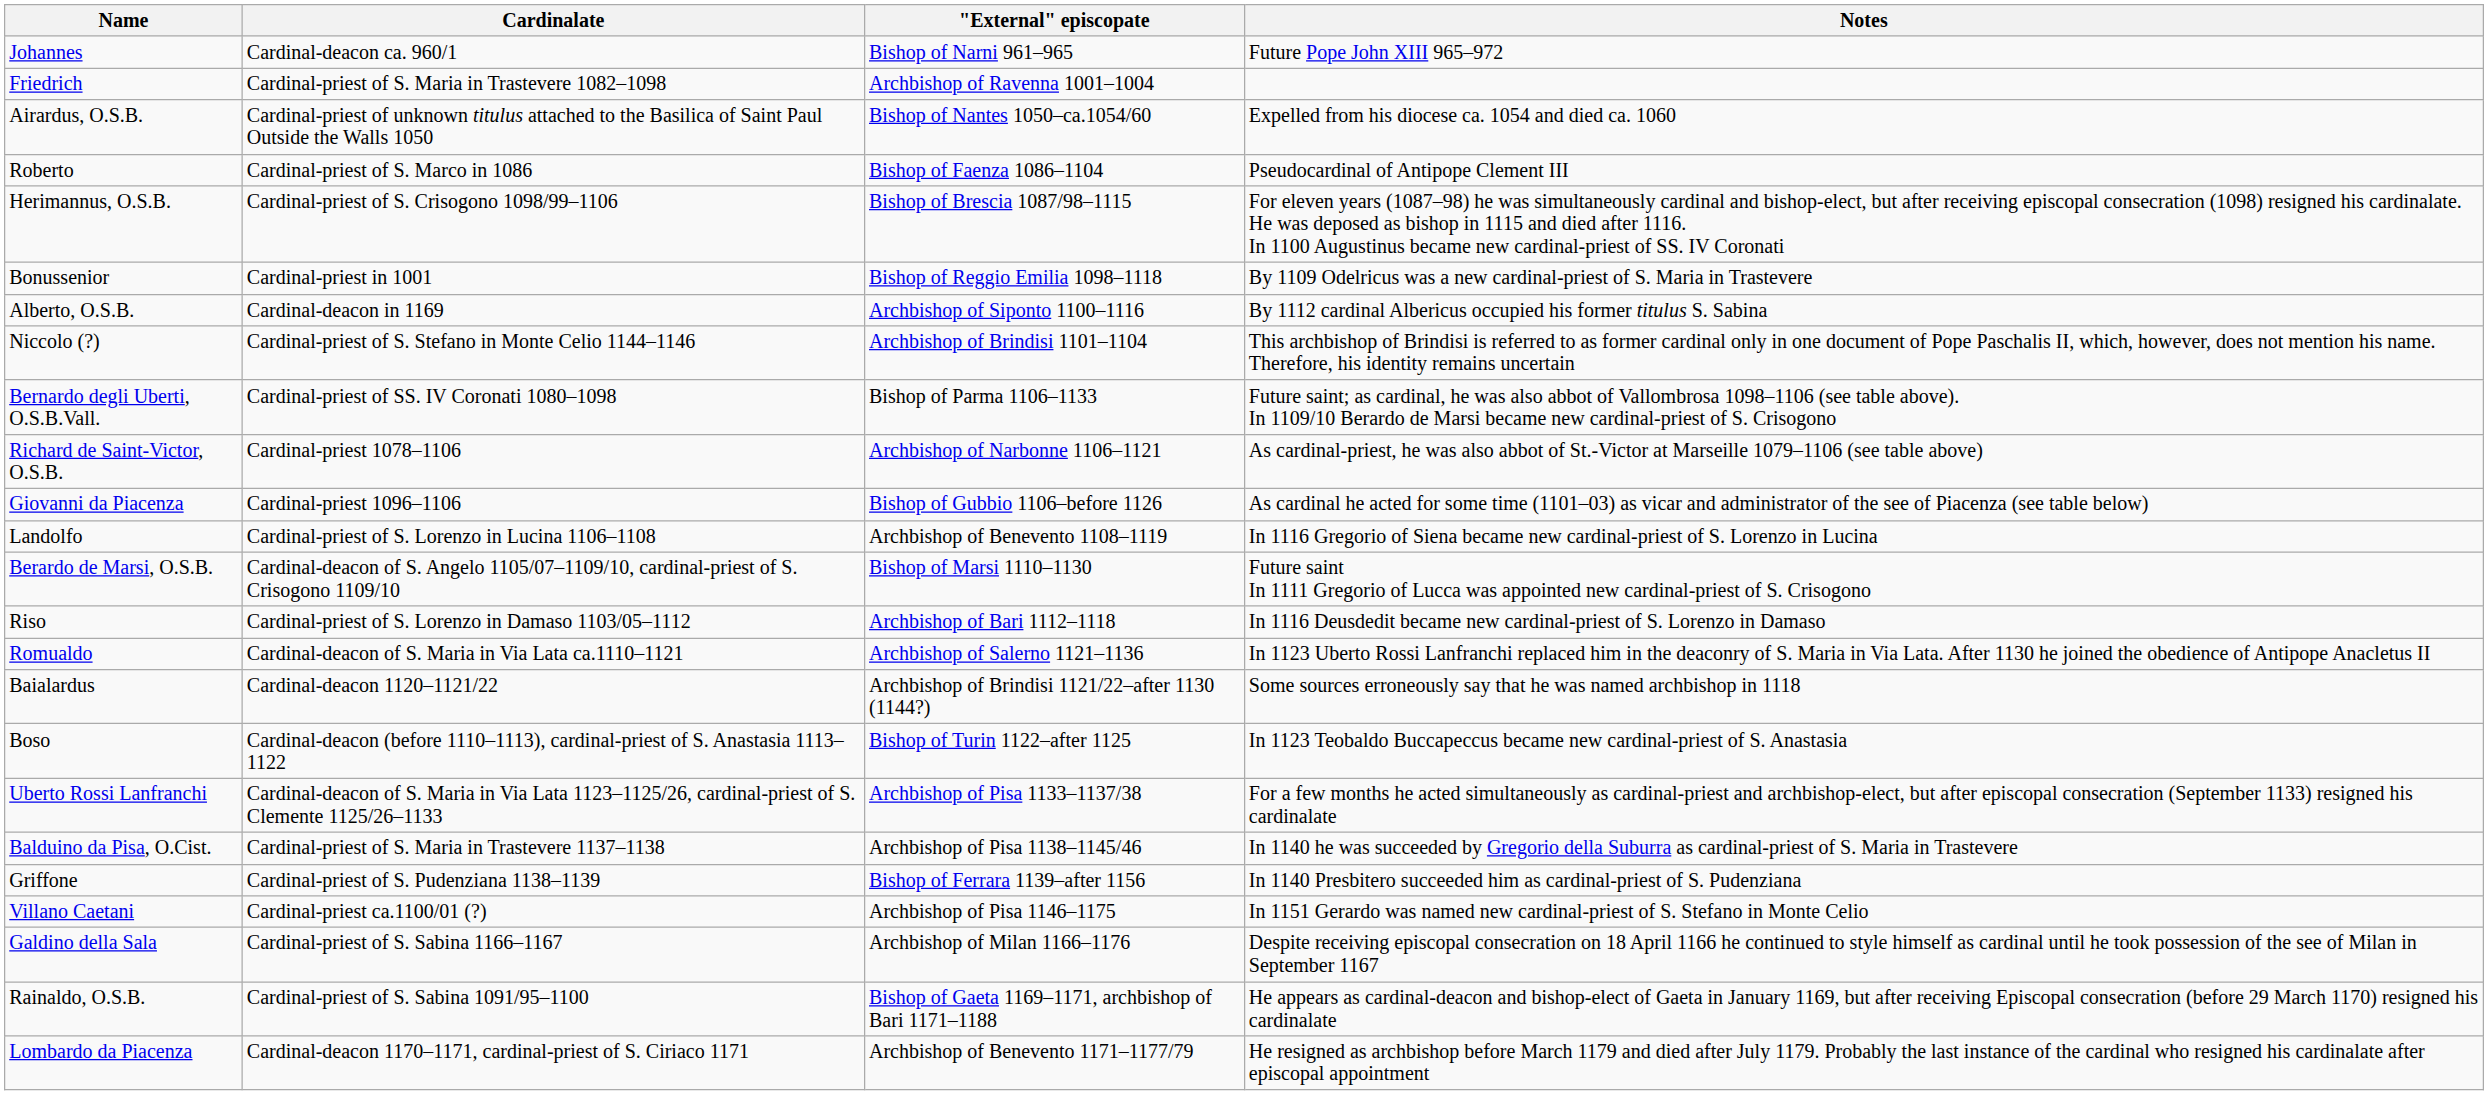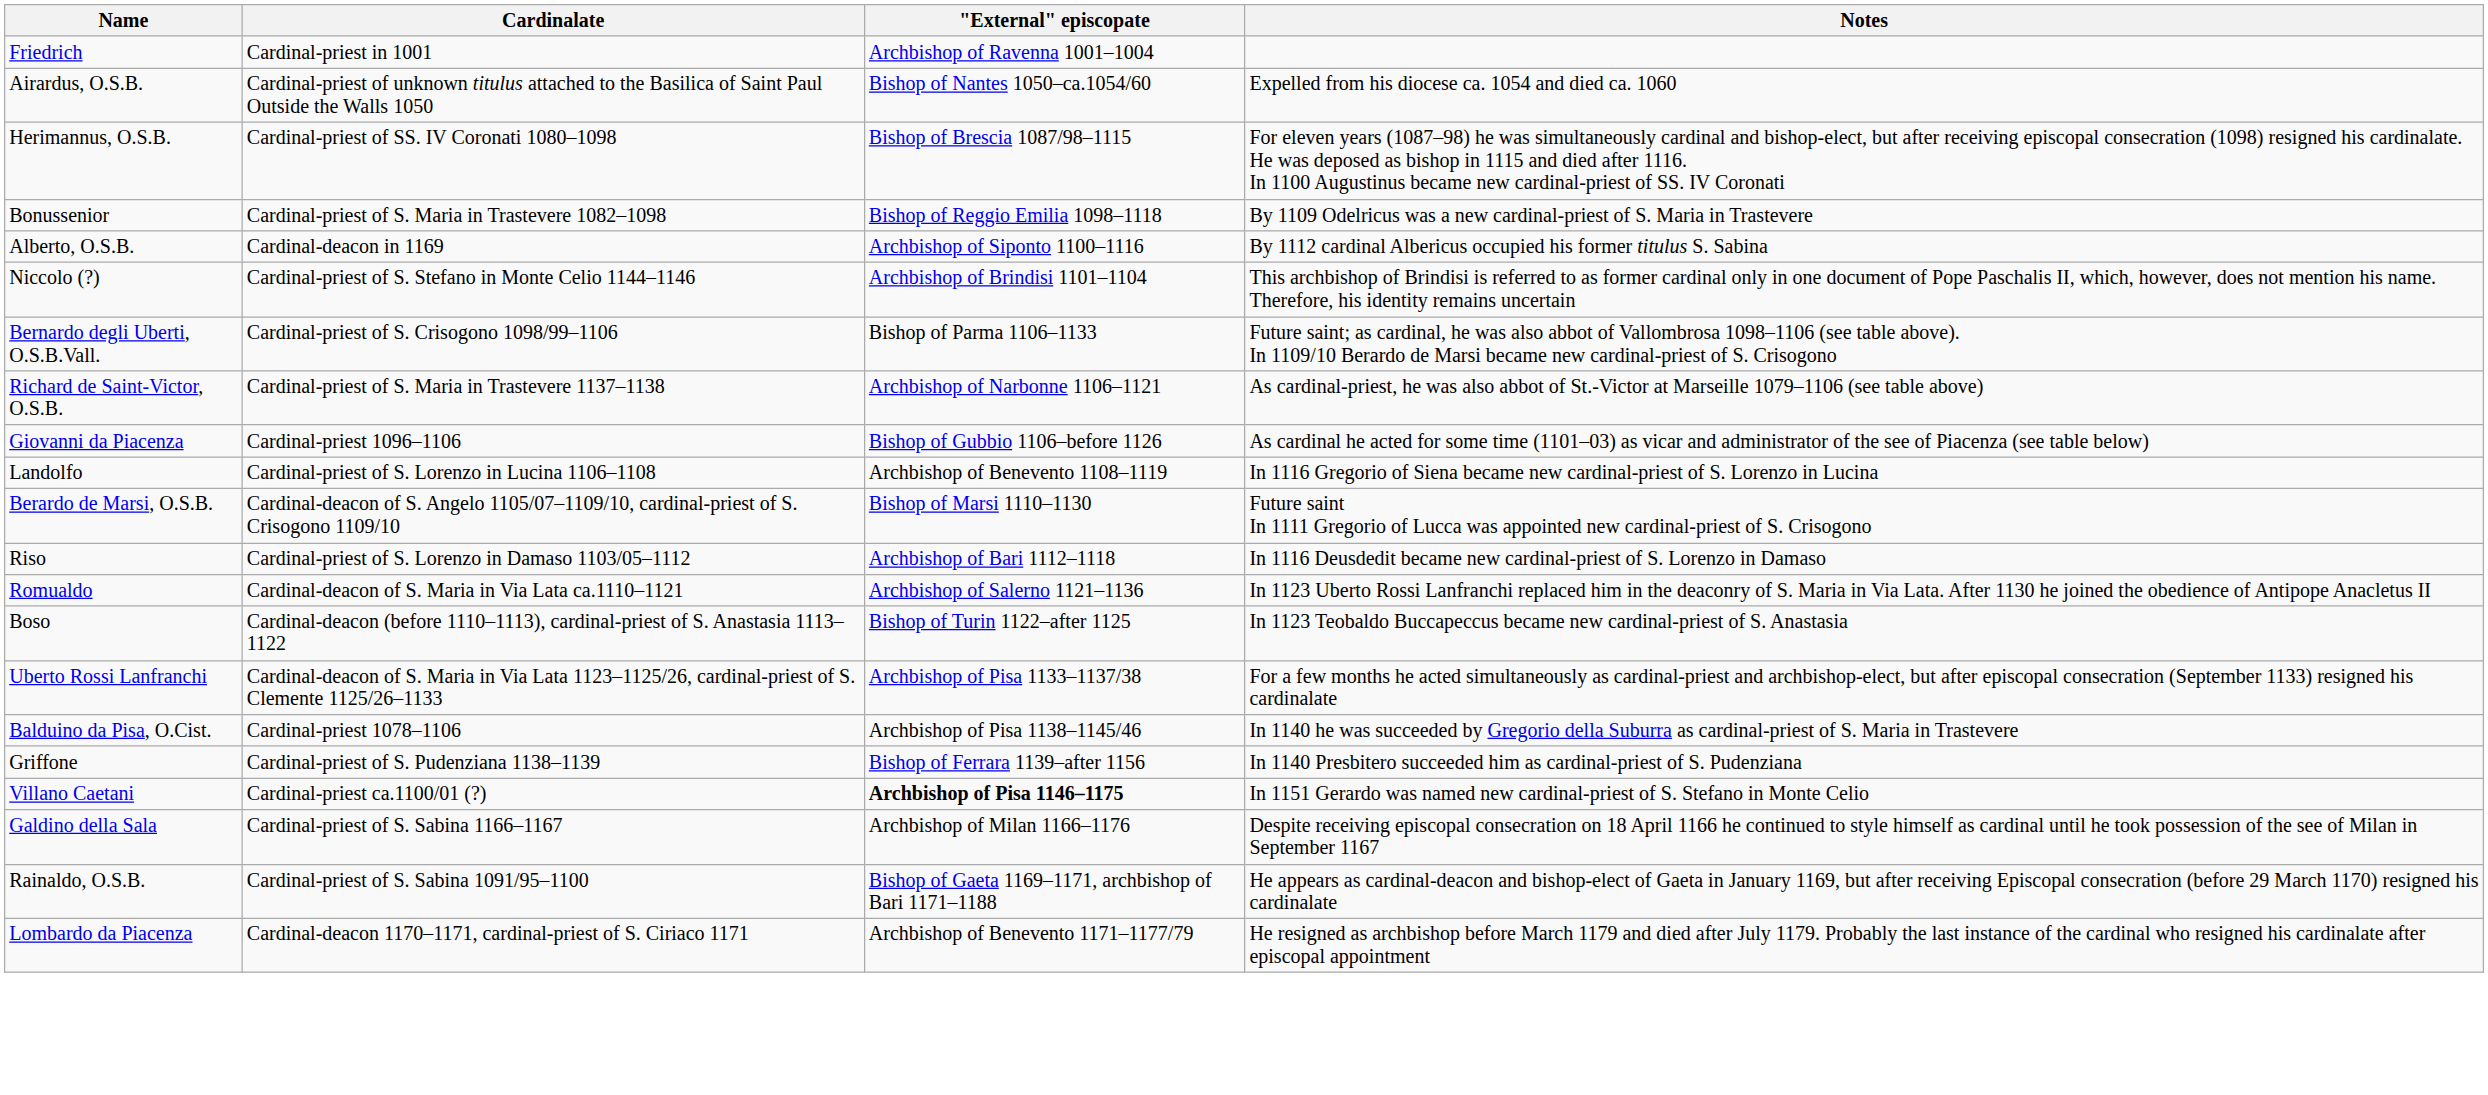- row: (46, 52)
(457, 83) Cardinal-priest of S. Maria in Trastevere 1082–1098 -> (340, 52) Cardinal-priest in 1001
- row: (41, 169)
(432, 201) Cardinal-priest of S. Crisogono 1098/99–1106 -> (432, 138) Cardinal-priest of SS. IV Coronati 1080–1098
(340, 278) Cardinal-priest in 1001 -> (456, 214) Cardinal-priest of S. Maria in Trastevere 1082–1098
(432, 395) Cardinal-priest of SS. IV Coronati 1080–1098 -> (432, 332) Cardinal-priest of S. Crisogono 1098/99–1106
(354, 450) Cardinal-priest 1078–1106 -> (456, 386) Cardinal-priest of S. Maria in Trastevere 1137–1138
- row: (52, 685)
(456, 848) Cardinal-priest of S. Maria in Trastevere 1137–1138 -> (354, 730) Cardinal-priest 1078–1106
(992, 911) normal -> (996, 793) bold
